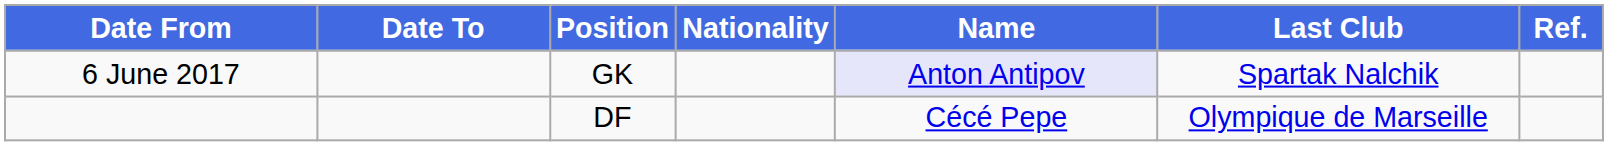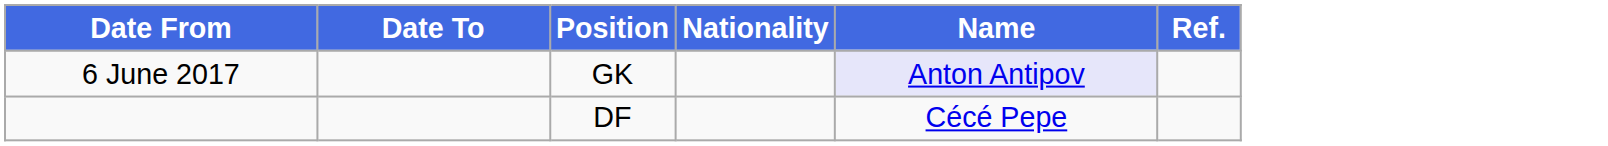- column: (1338, 28)
